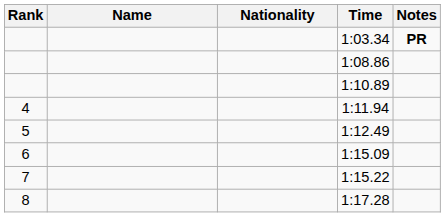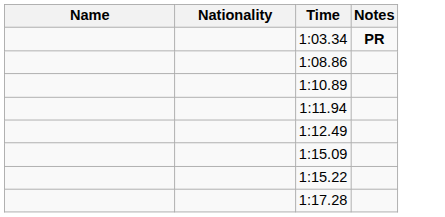- column: (26, 16)
